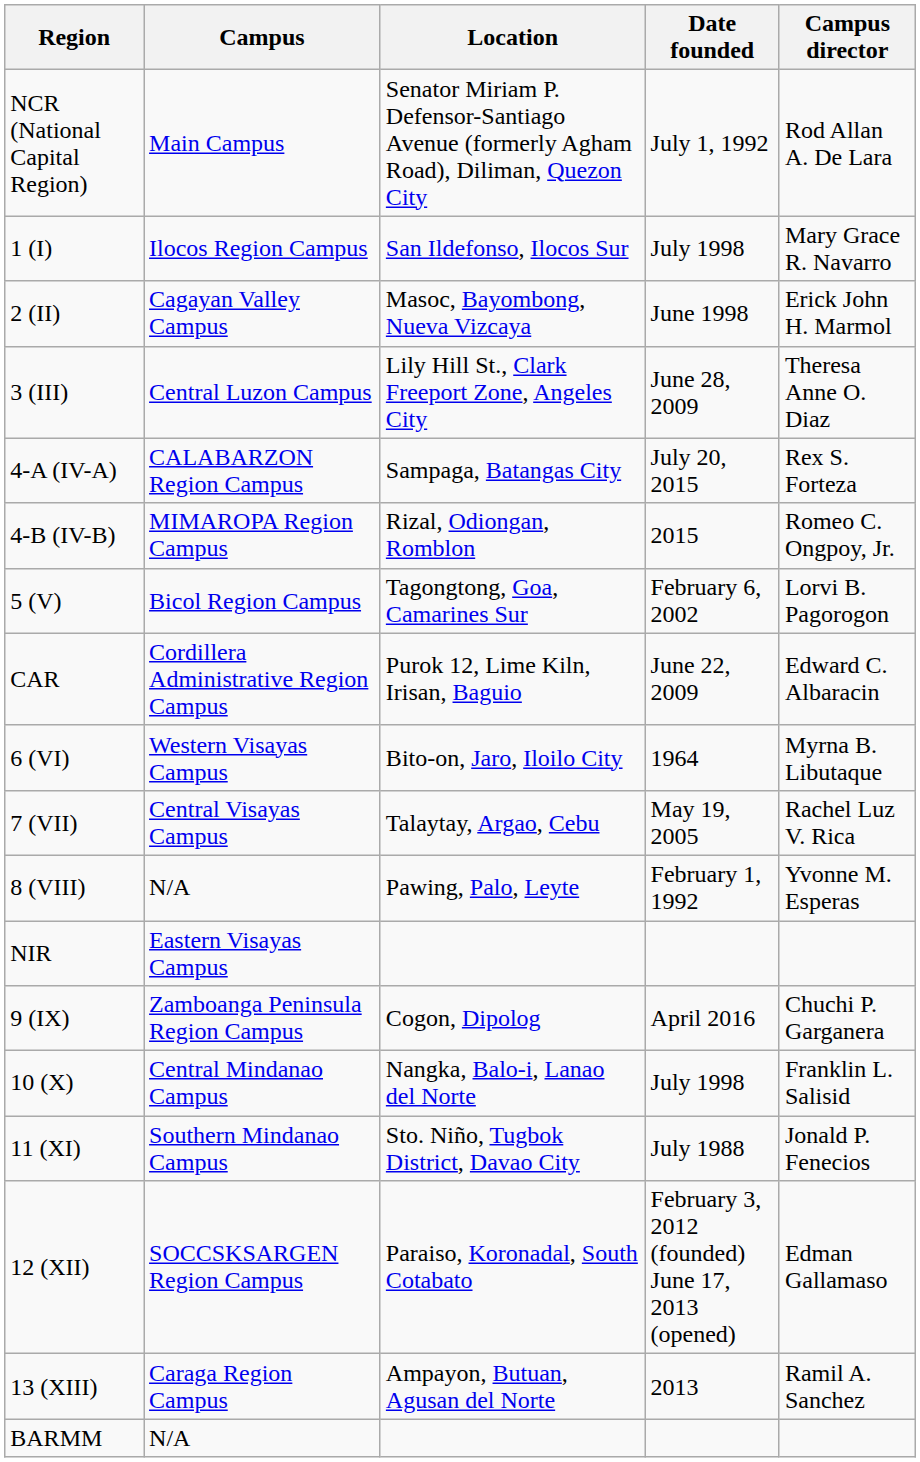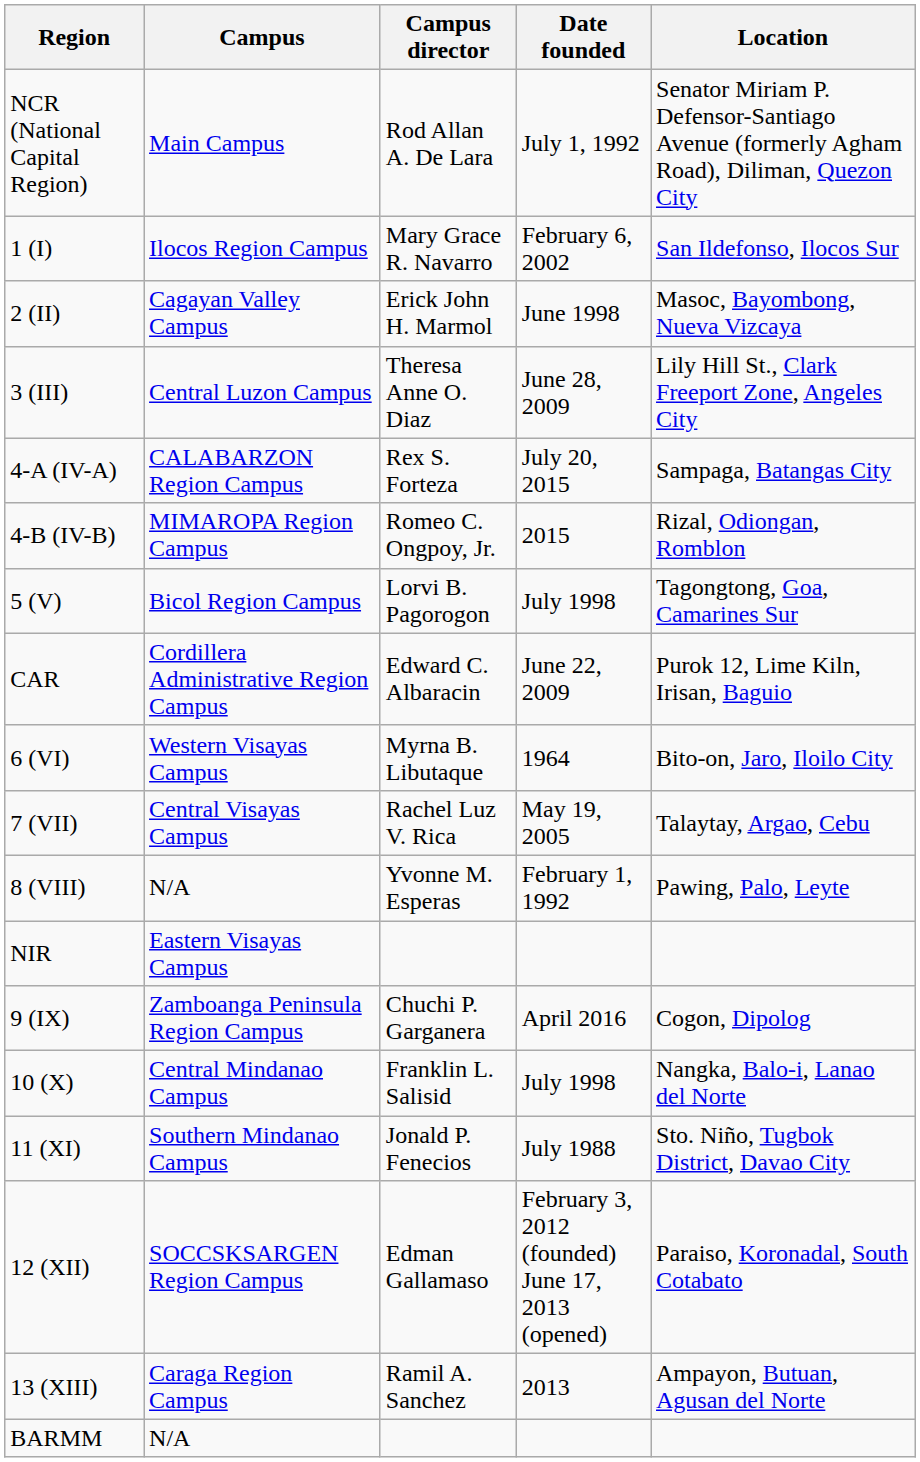columns swapped: (513, 37) <-> (847, 37)
(698, 248) July 1998 -> (577, 248) February 6, 2002
(706, 600) February 6, 2002 -> (569, 600) July 1998
